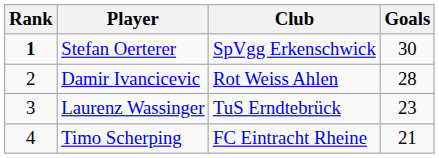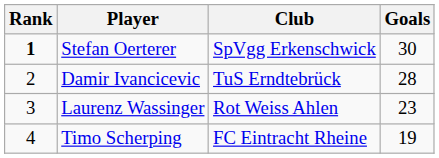(276, 78) Rot Weiss Ahlen -> (277, 78) TuS Erndtebrück
(277, 108) TuS Erndtebrück -> (276, 108) Rot Weiss Ahlen
(407, 138) 21 -> (407, 138) 19
